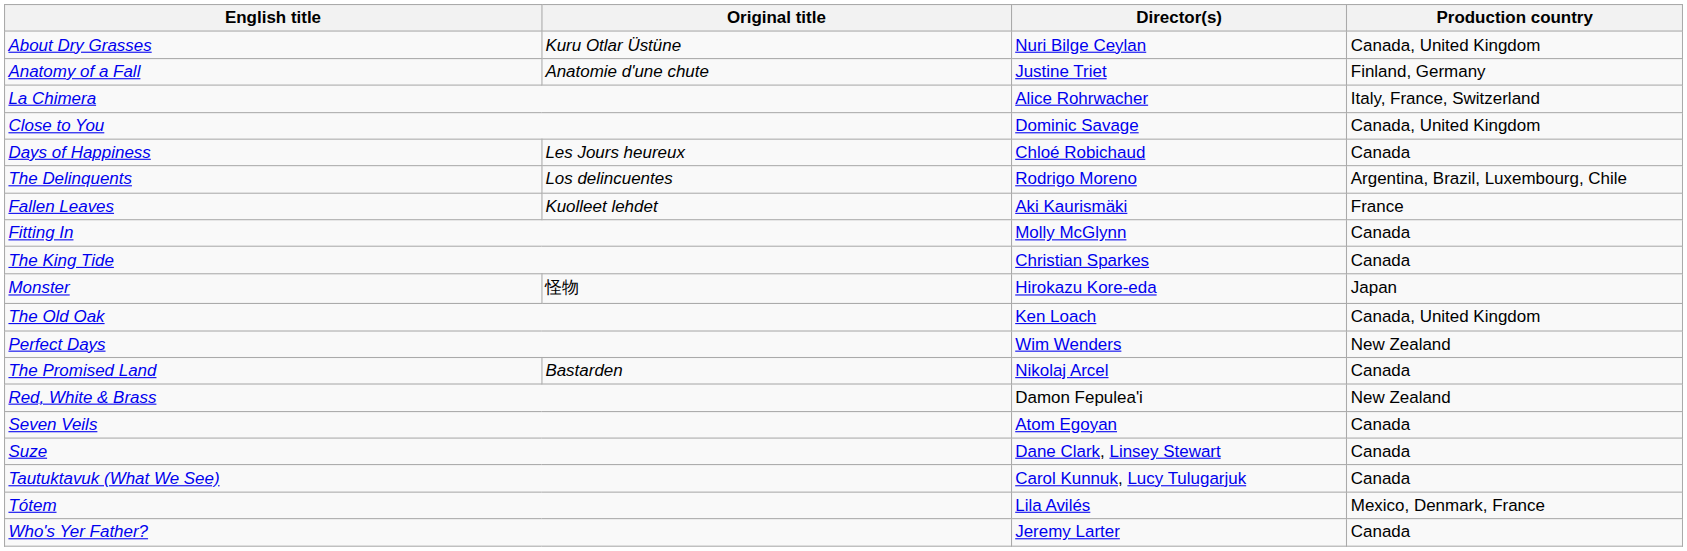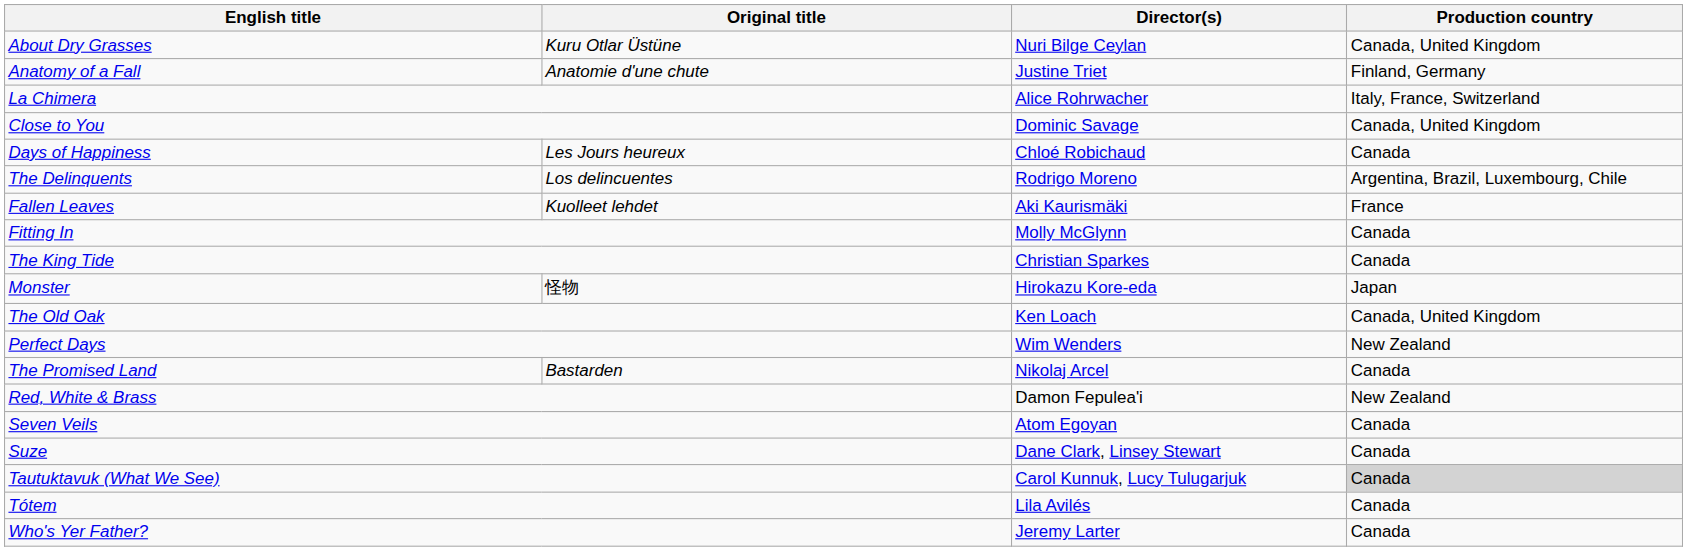(1381, 478) no background -> (1381, 478) lightgrey background
(1448, 505) Mexico, Denmark, France -> (1381, 505) Canada
